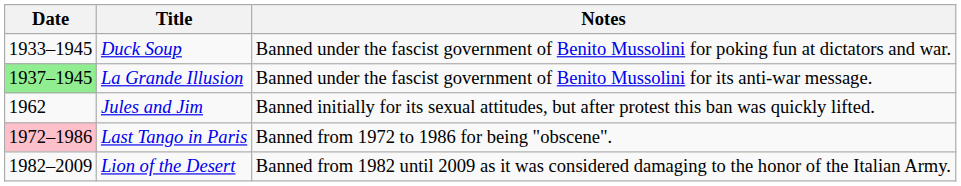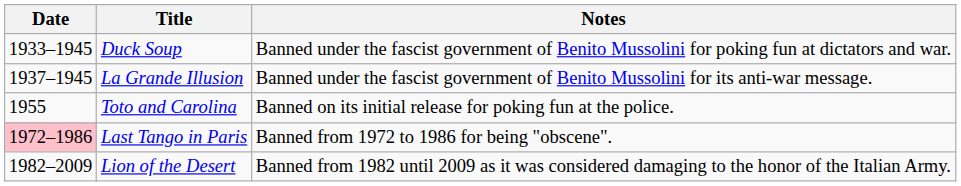(51, 78) lightgreen background -> (51, 78) no background
+ row: (169, 107)
- row: (152, 107)
